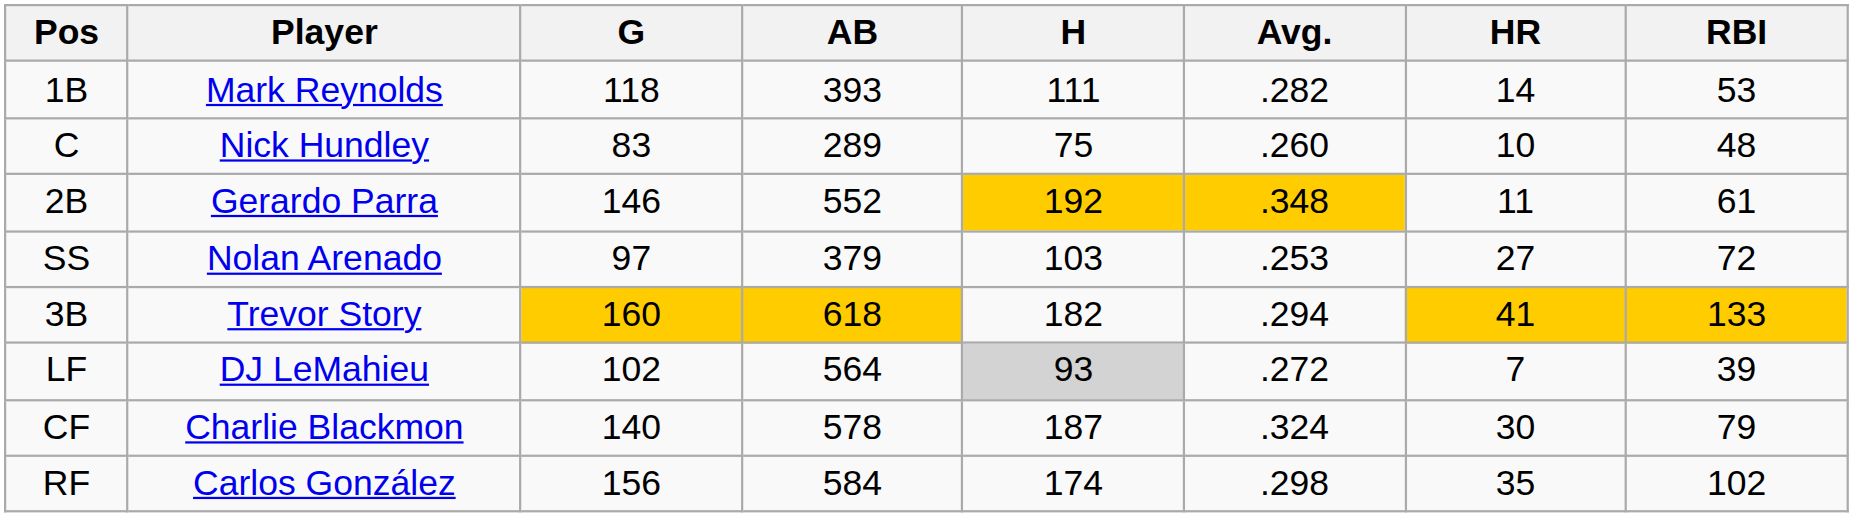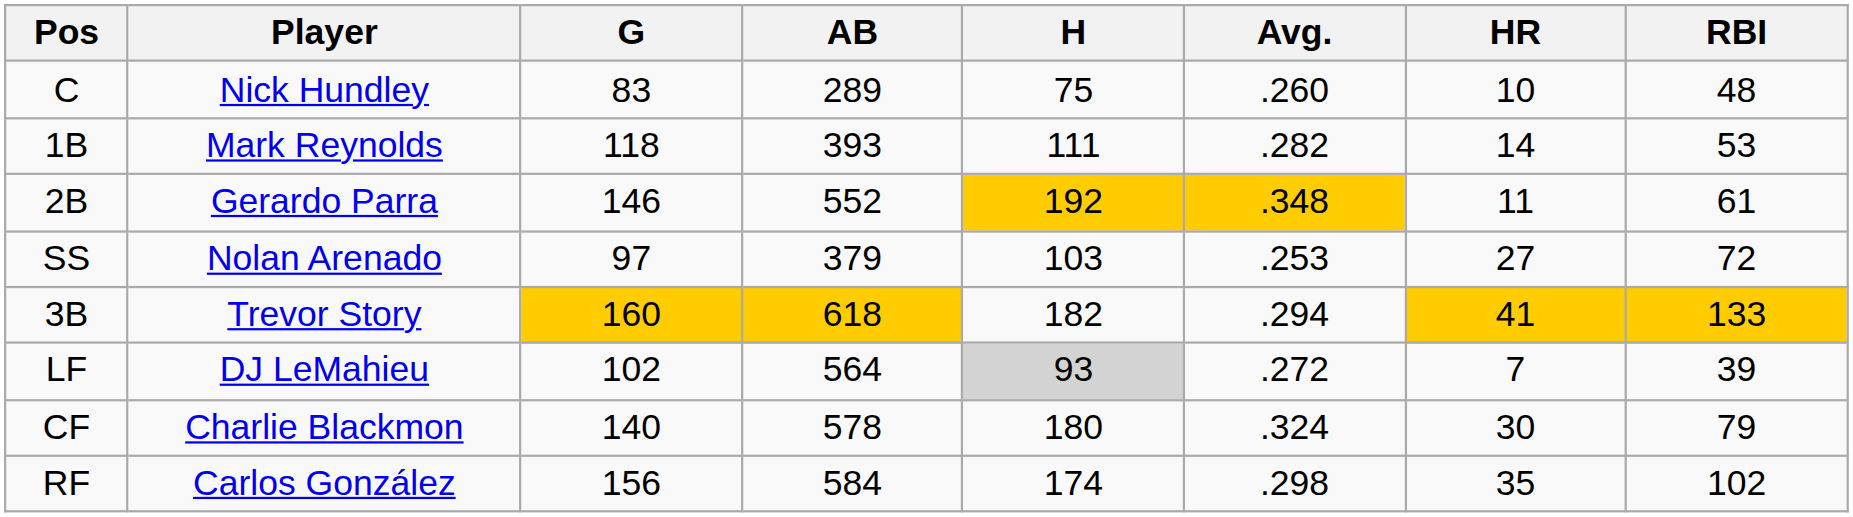rows swapped: (67, 145) <-> (66, 88)
(1073, 426) 187 -> (1073, 426) 180
